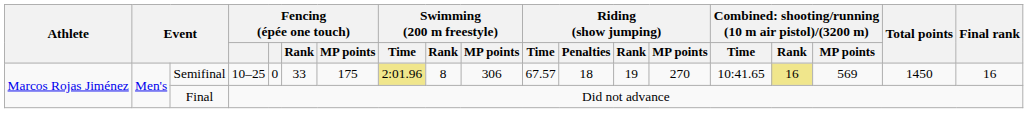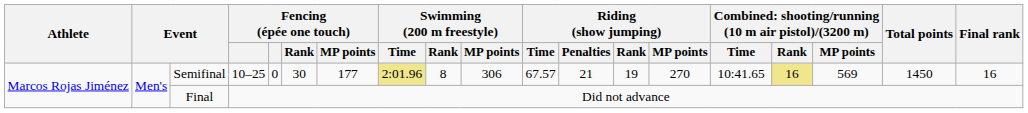(299, 74) 33 -> (299, 74) 30
(348, 74) 175 -> (348, 74) 177
(586, 74) 18 -> (586, 74) 21
